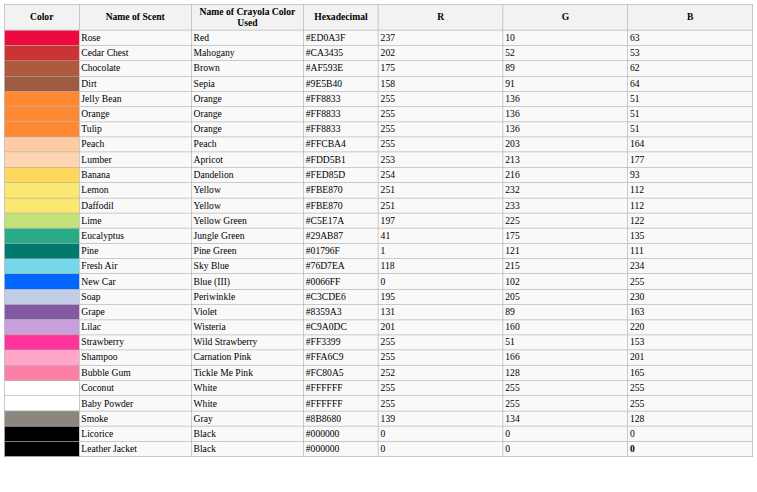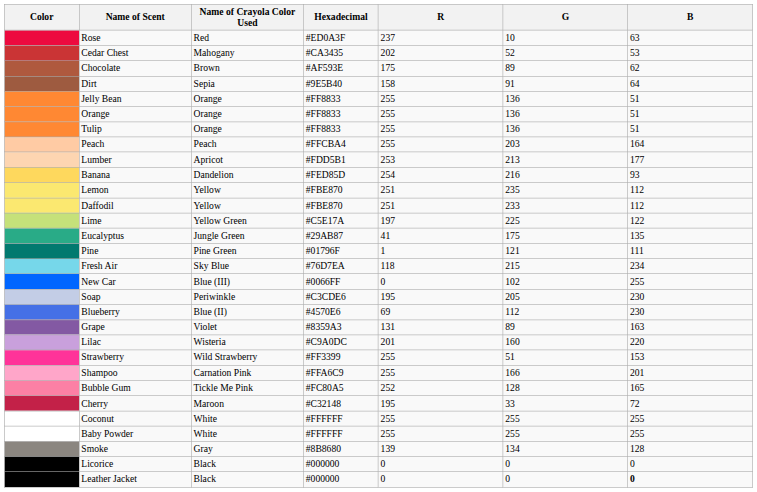(513, 190) 232 -> (513, 190) 235
+ row: (101, 312)
+ row: (95, 403)
